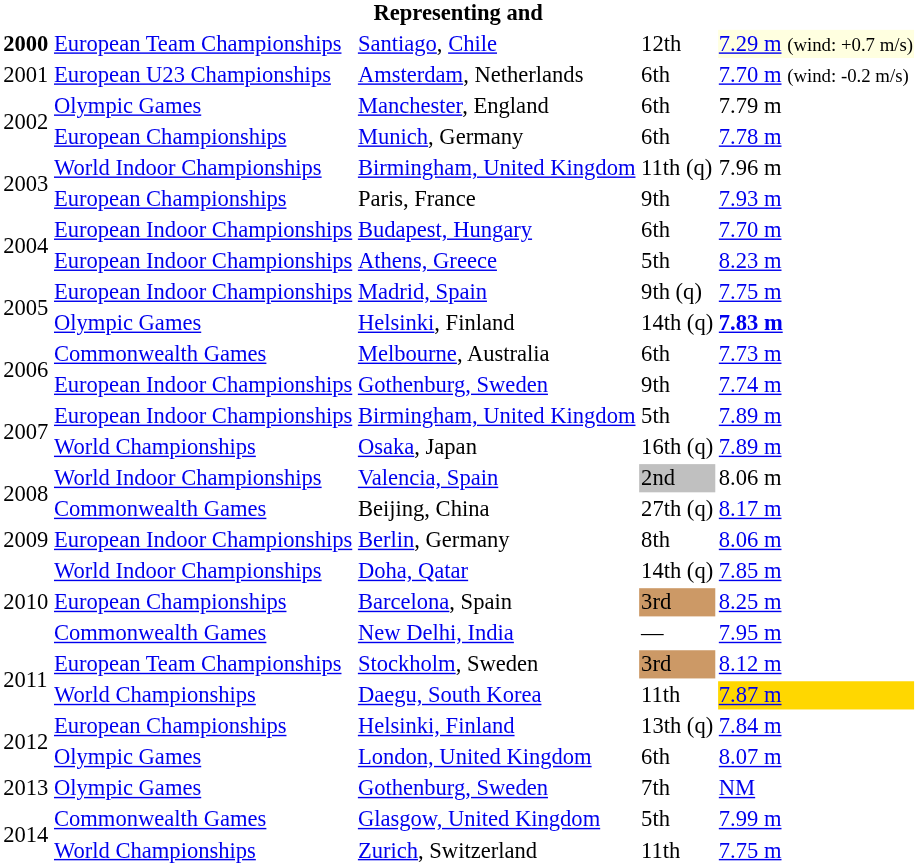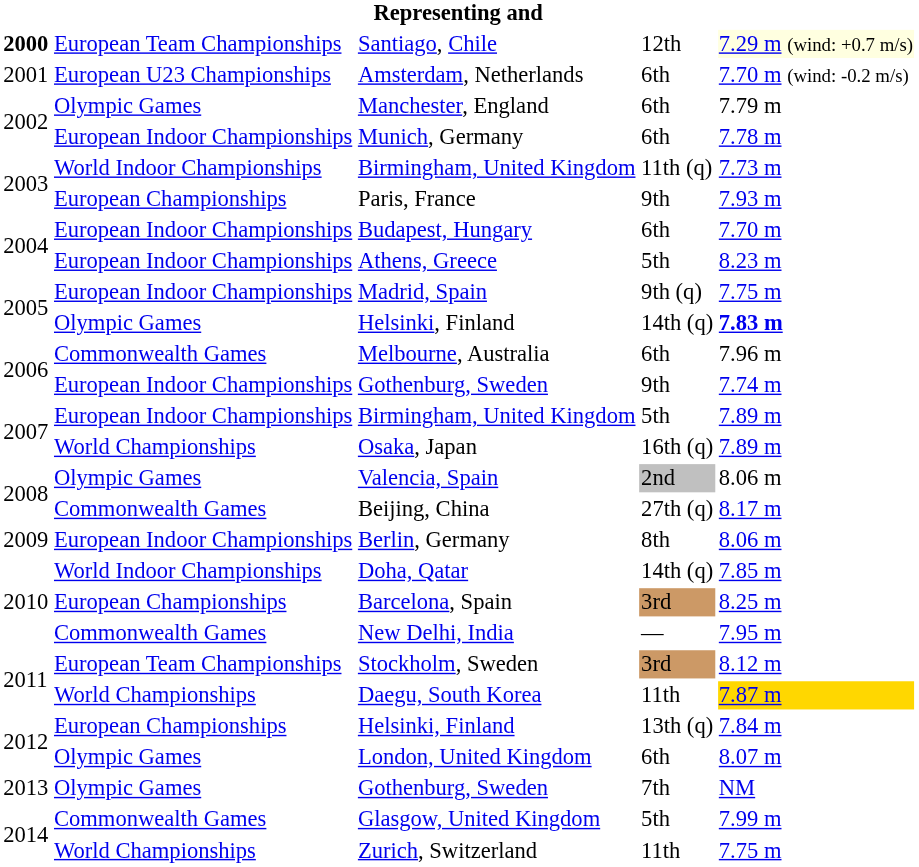(170, 136) European Championships -> (203, 136) European Indoor Championships
(750, 167) 7.96 m -> (750, 167) 7.73 m
(750, 353) 7.73 m -> (750, 353) 7.96 m
(188, 478) World Indoor Championships -> (128, 478) Olympic Games
